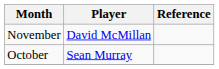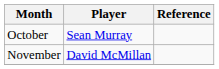rows swapped: (28, 54) <-> (34, 34)
